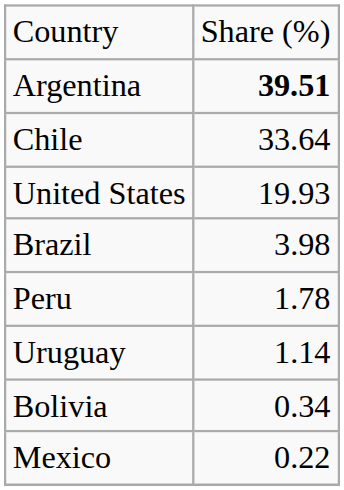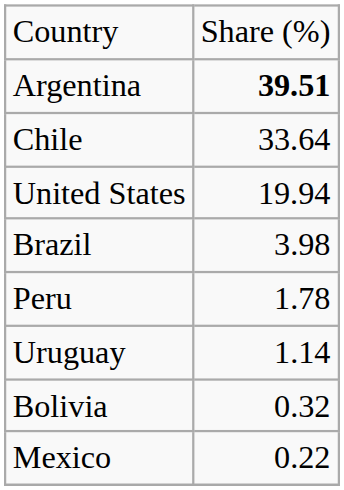(294, 191) 19.93 -> (294, 191) 19.94
(302, 404) 0.34 -> (302, 404) 0.32
